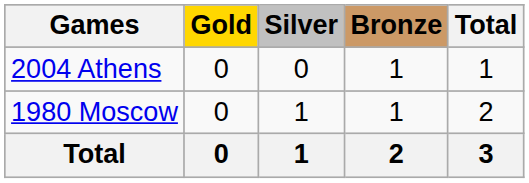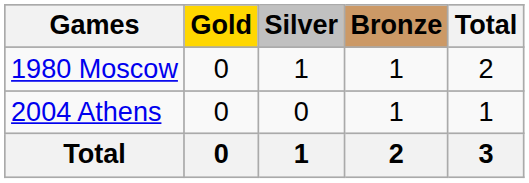rows swapped: (94, 111) <-> (86, 68)
